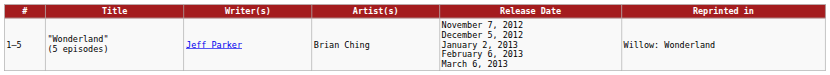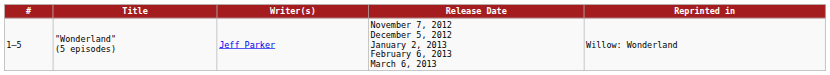- column: (376, 11)
